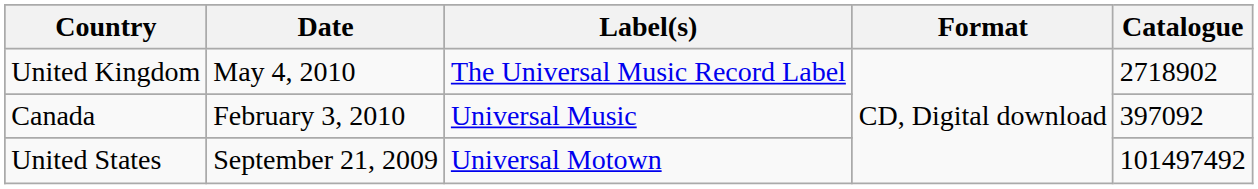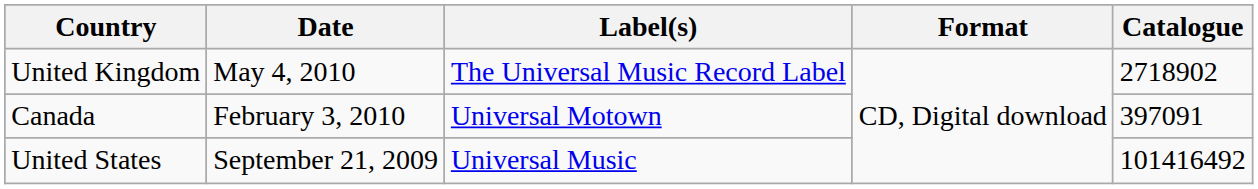(544, 115) Universal Music -> (556, 115) Universal Motown
(1162, 115) 397092 -> (1162, 115) 397091
(556, 159) Universal Motown -> (544, 159) Universal Music
(1183, 159) 101497492 -> (1183, 159) 101416492
